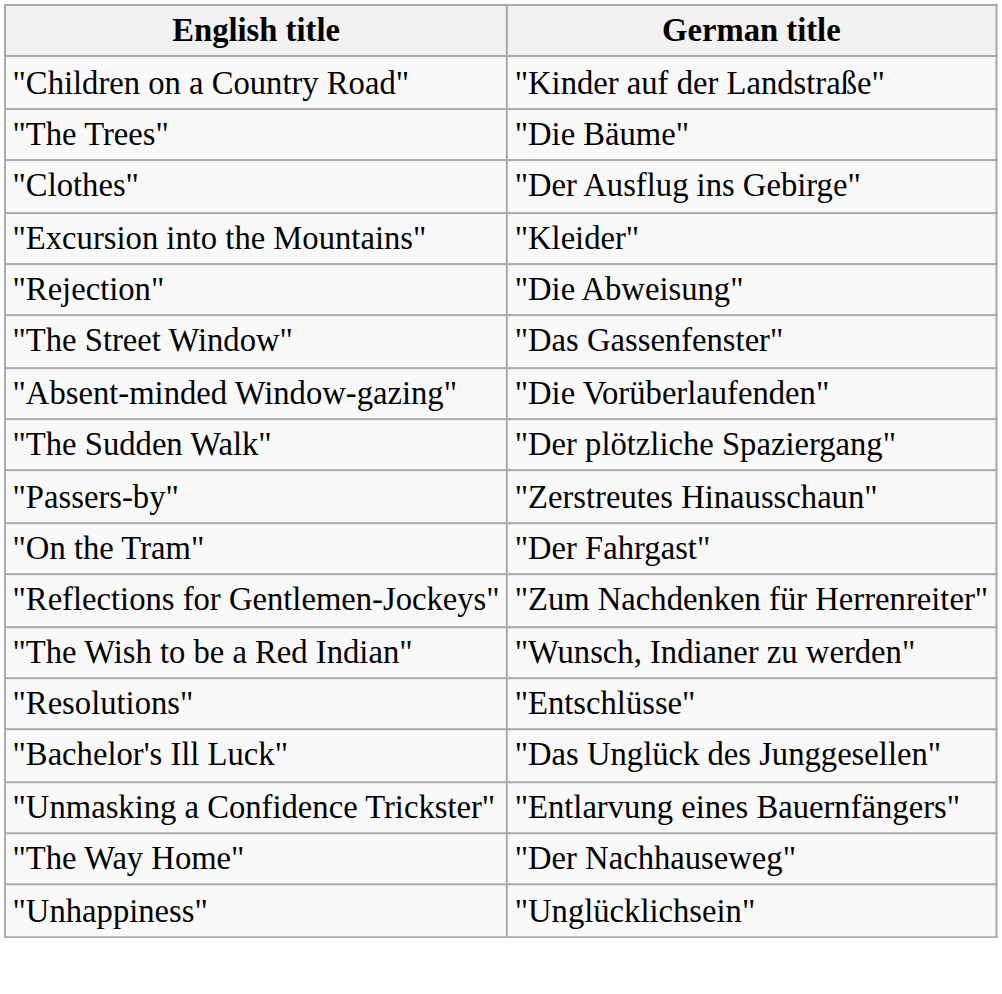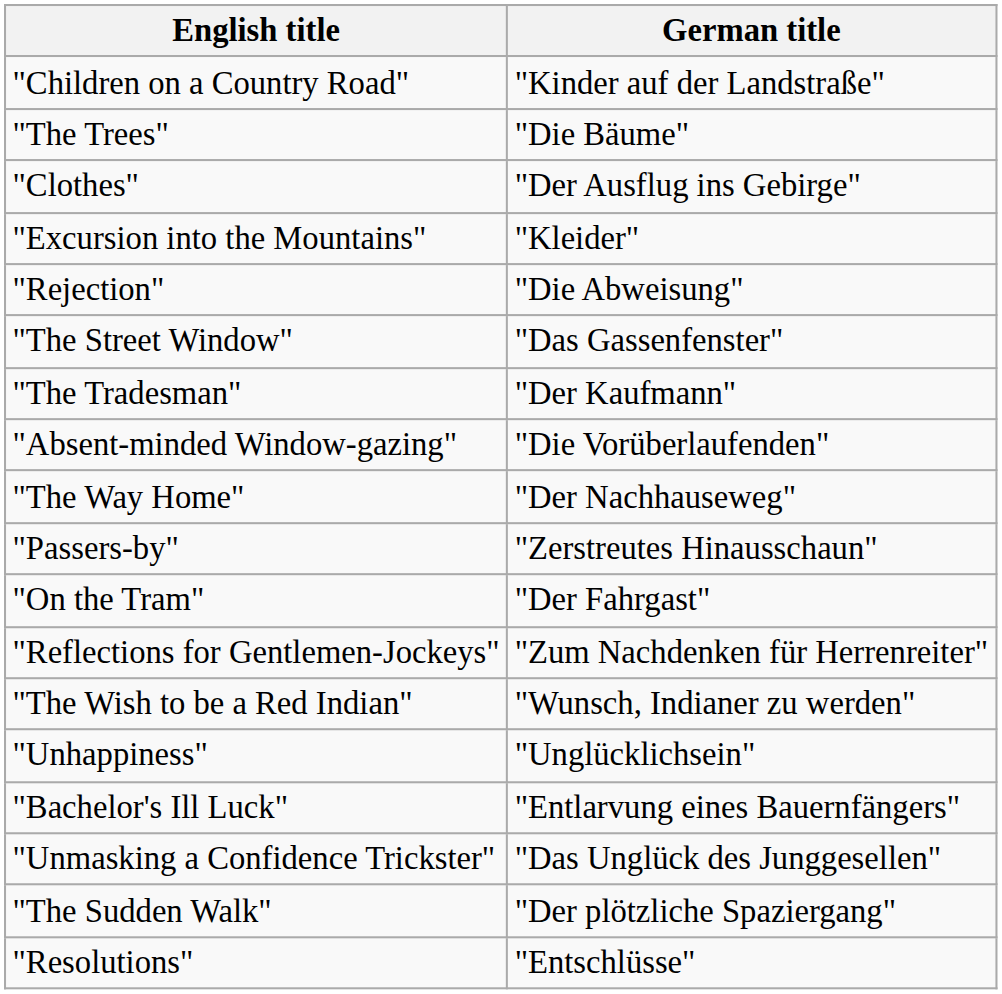+ row: (127, 392)
rows swapped: (128, 858) <-> (142, 444)
rows swapped: (110, 910) <-> (103, 703)
(728, 755) "Das Unglück des Junggesellen" -> (737, 806) "Entlarvung eines Bauernfängers"
(737, 806) "Entlarvung eines Bauernfängers" -> (728, 858) "Das Unglück des Junggesellen"
